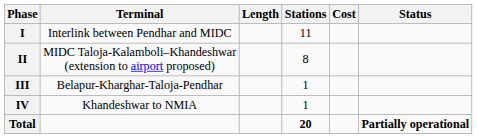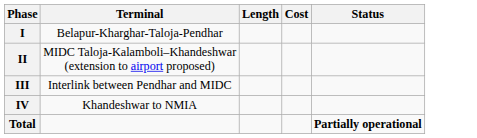- column: (306, 14)
(140, 33) Interlink between Pendhar and MIDC -> (140, 33) Belapur-Kharghar-Taloja-Pendhar
(140, 85) Belapur-Kharghar-Taloja-Pendhar -> (140, 85) Interlink between Pendhar and MIDC
